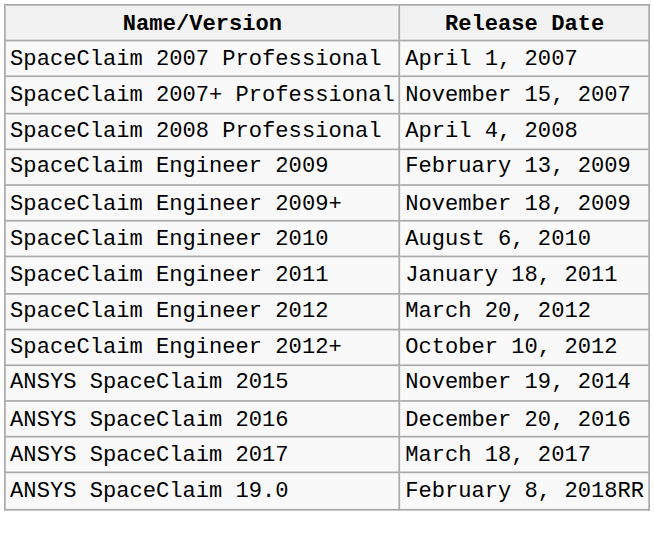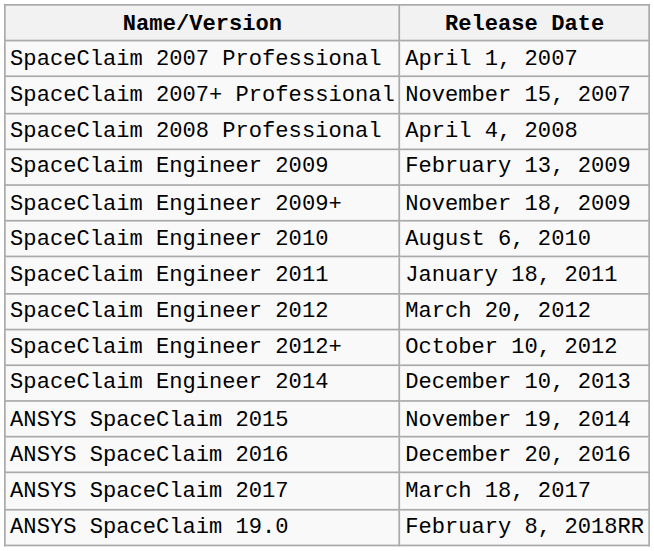+ row: (169, 383)
